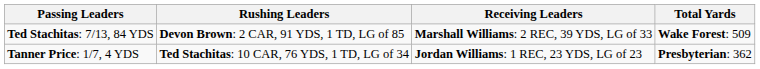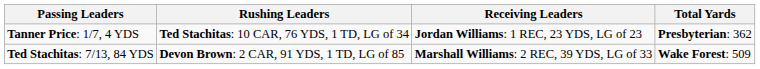rows swapped: (80, 34) <-> (73, 53)
